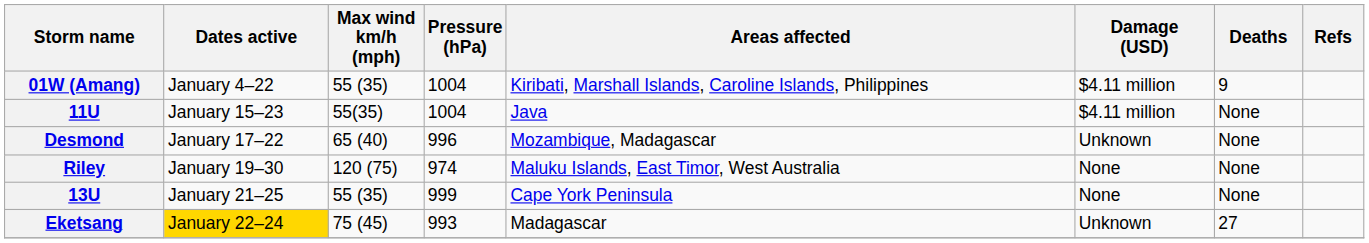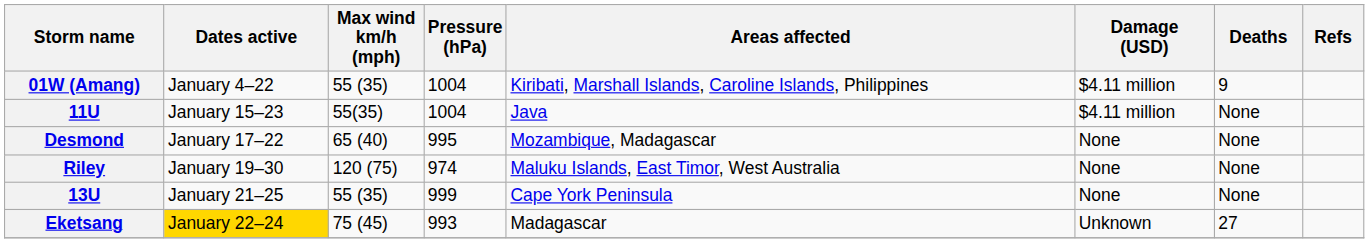(442, 140) 996 -> (442, 140) 995
(1115, 140) Unknown -> (1099, 140) None
